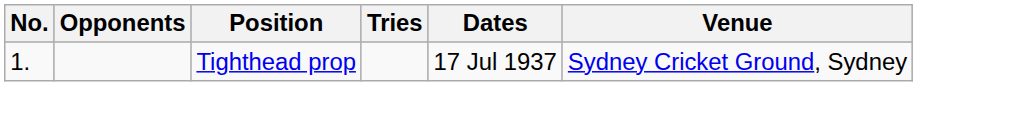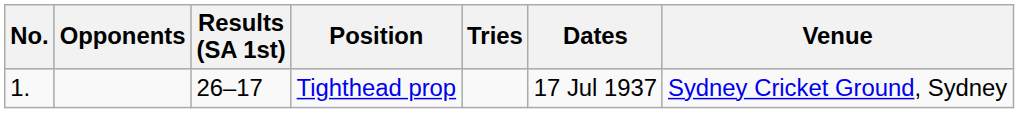+ column: (241, 36)
